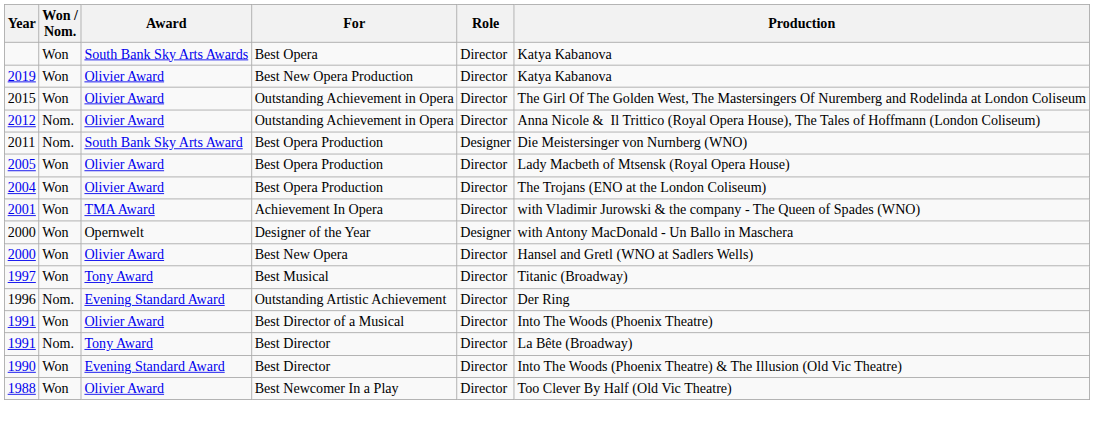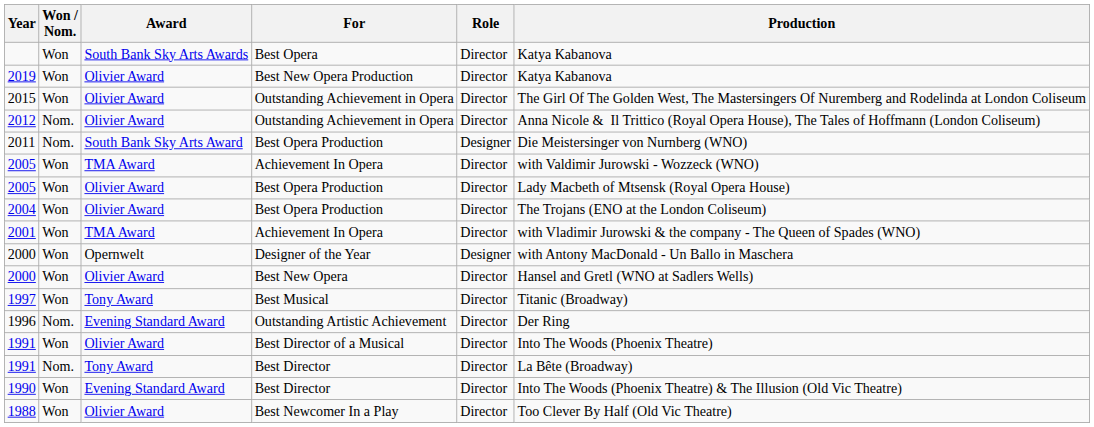+ row: (22, 165)
